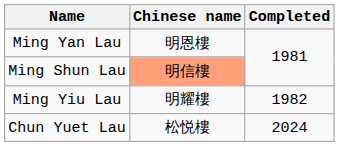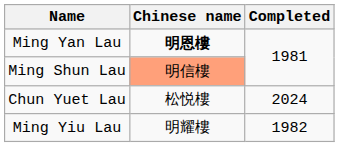(187, 44) normal -> (187, 44) bold
rows swapped: (67, 99) <-> (67, 127)
